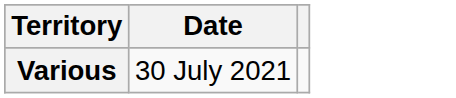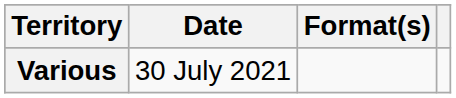+ column: (367, 26)
